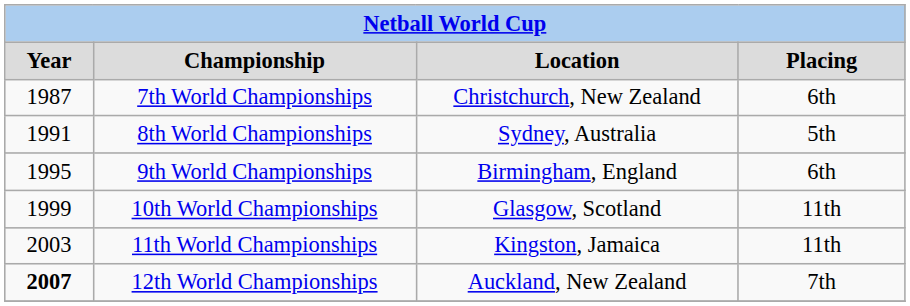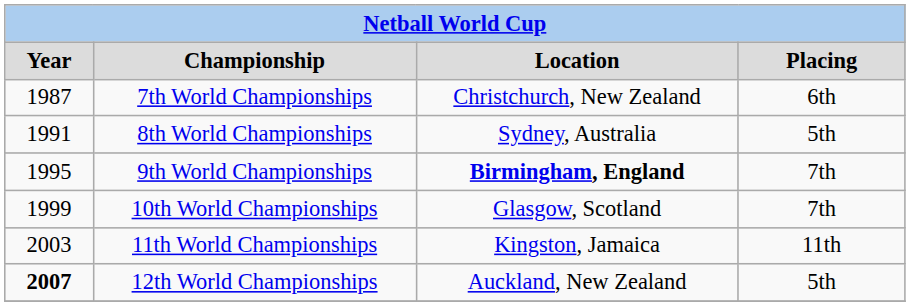(577, 171) normal -> (577, 171) bold
(822, 171) 6th -> (822, 171) 7th
(822, 208) 11th -> (822, 208) 7th
(822, 282) 7th -> (822, 282) 5th
